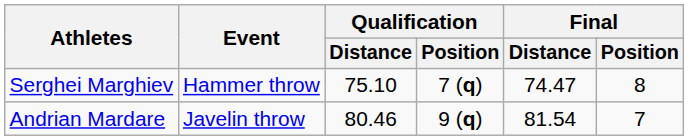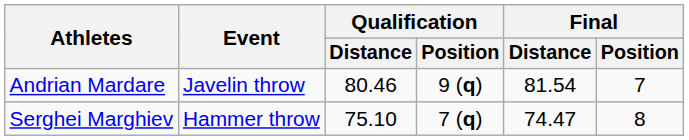rows swapped: (91, 86) <-> (87, 119)
